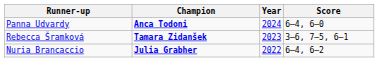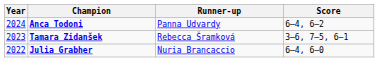columns swapped: (272, 11) <-> (68, 11)
(305, 24) 6–4, 6–0 -> (305, 24) 6–4, 6–2
(305, 50) 6–4, 6–2 -> (305, 50) 6–4, 6–0
